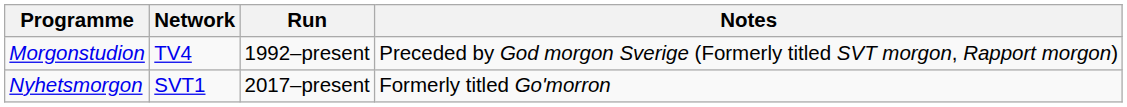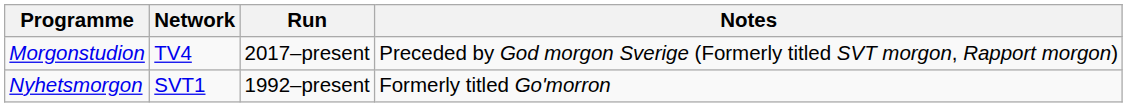(307, 53) 1992–present -> (307, 53) 2017–present
(307, 85) 2017–present -> (307, 85) 1992–present
